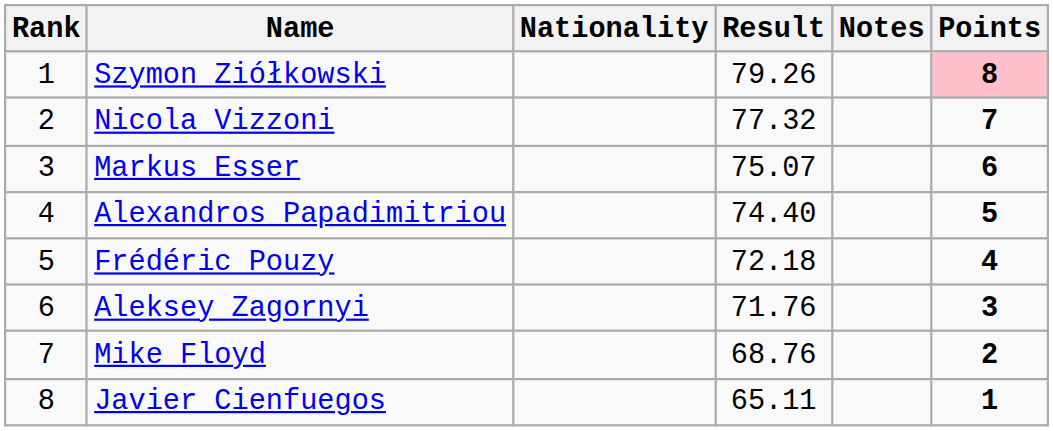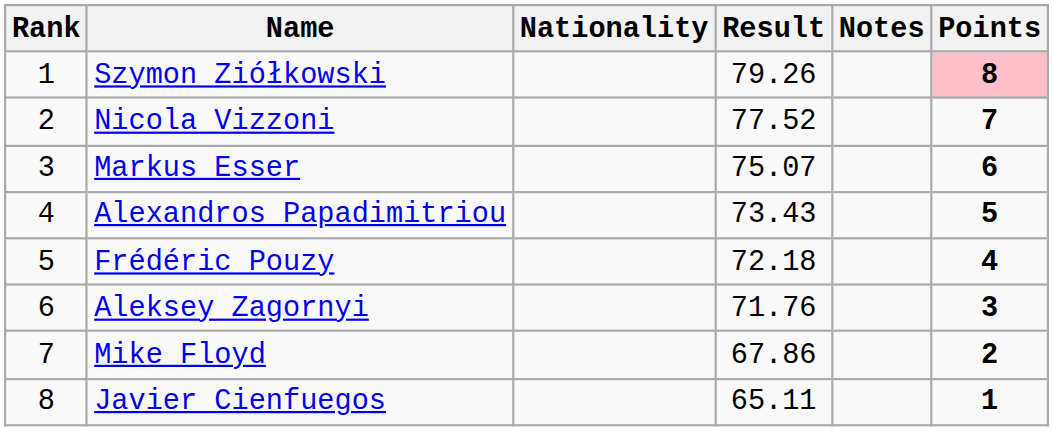(774, 122) 77.32 -> (774, 122) 77.52
(774, 215) 74.40 -> (774, 215) 73.43
(774, 355) 68.76 -> (774, 355) 67.86
